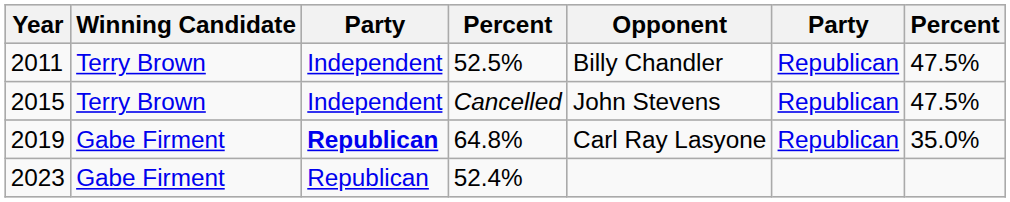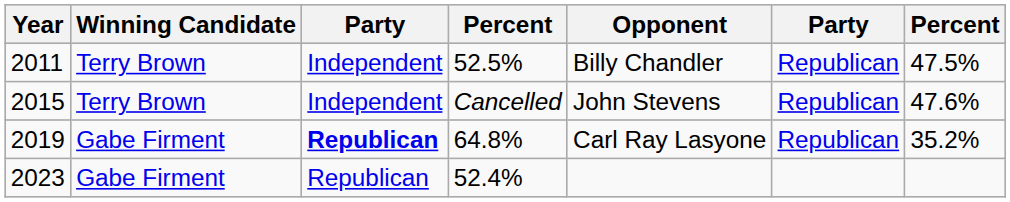(945, 101) 47.5% -> (945, 101) 47.6%
(945, 140) 35.0% -> (945, 140) 35.2%
